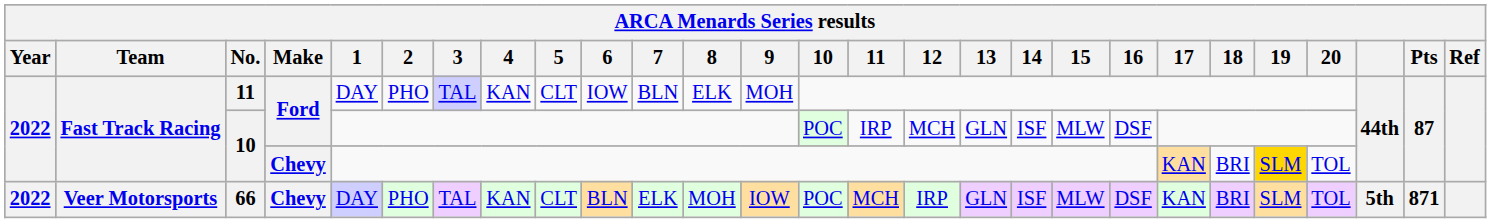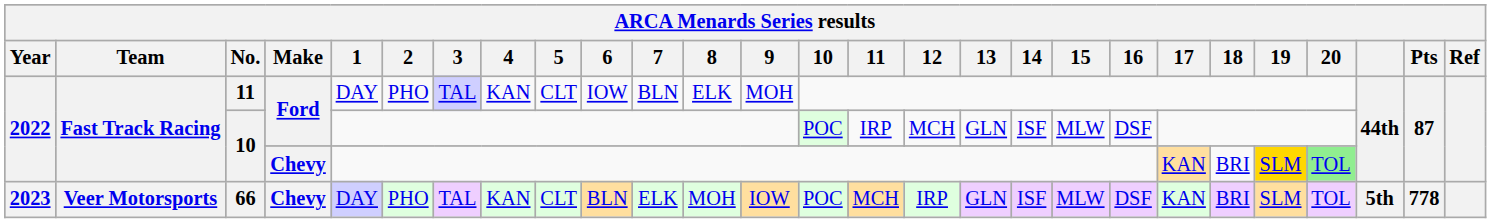(1331, 163) no background -> (1331, 163) lightgreen background
(30, 198) 2022 -> (30, 198) 2023
(1424, 198) 871 -> (1424, 198) 778
